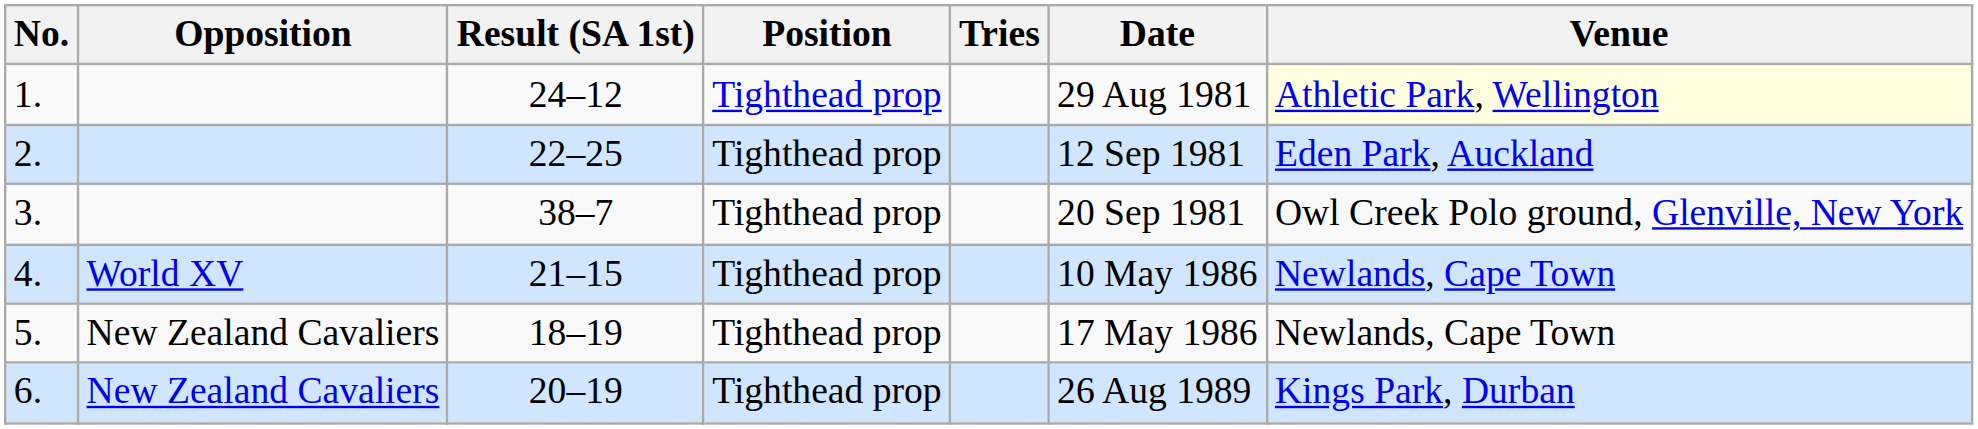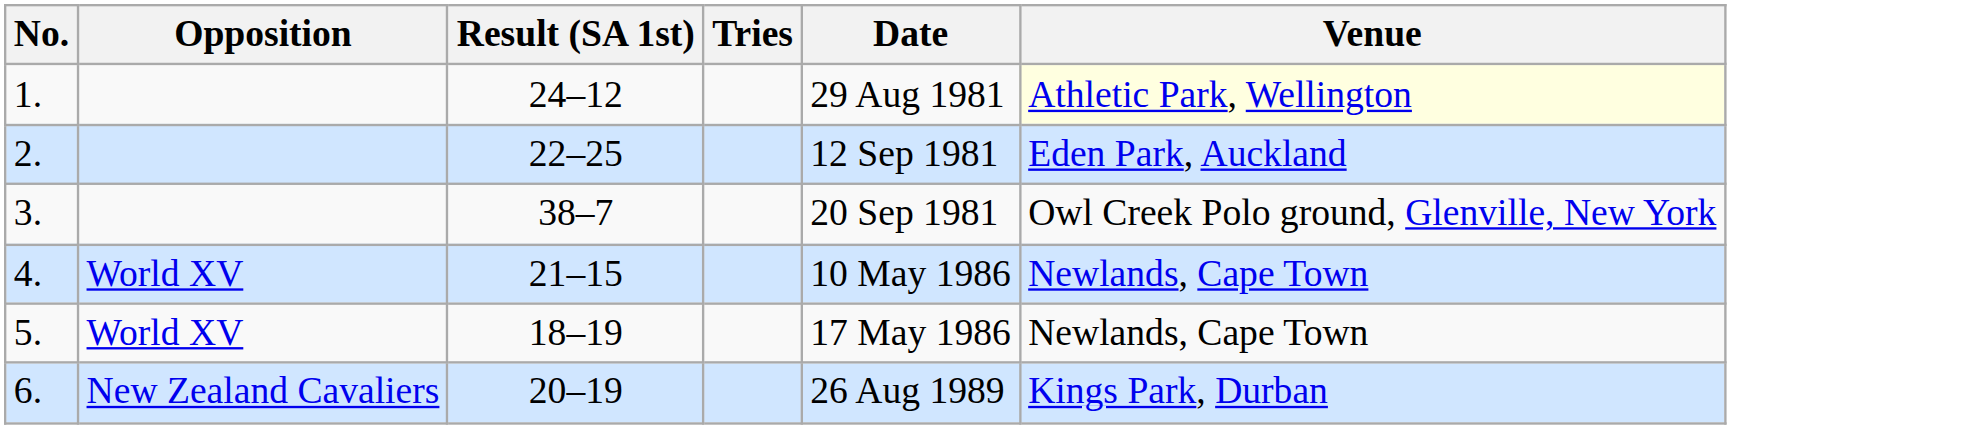- column: (827, 34)
(263, 332) New Zealand Cavaliers -> (165, 332) World XV
